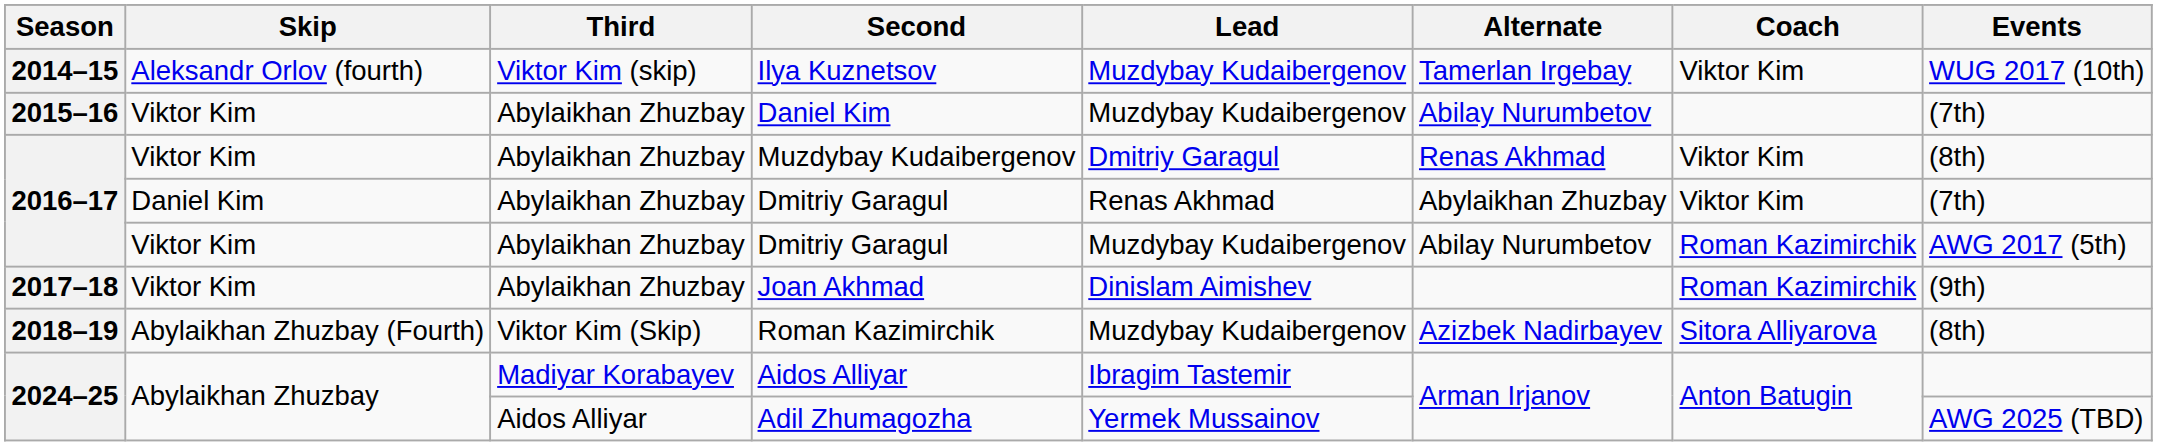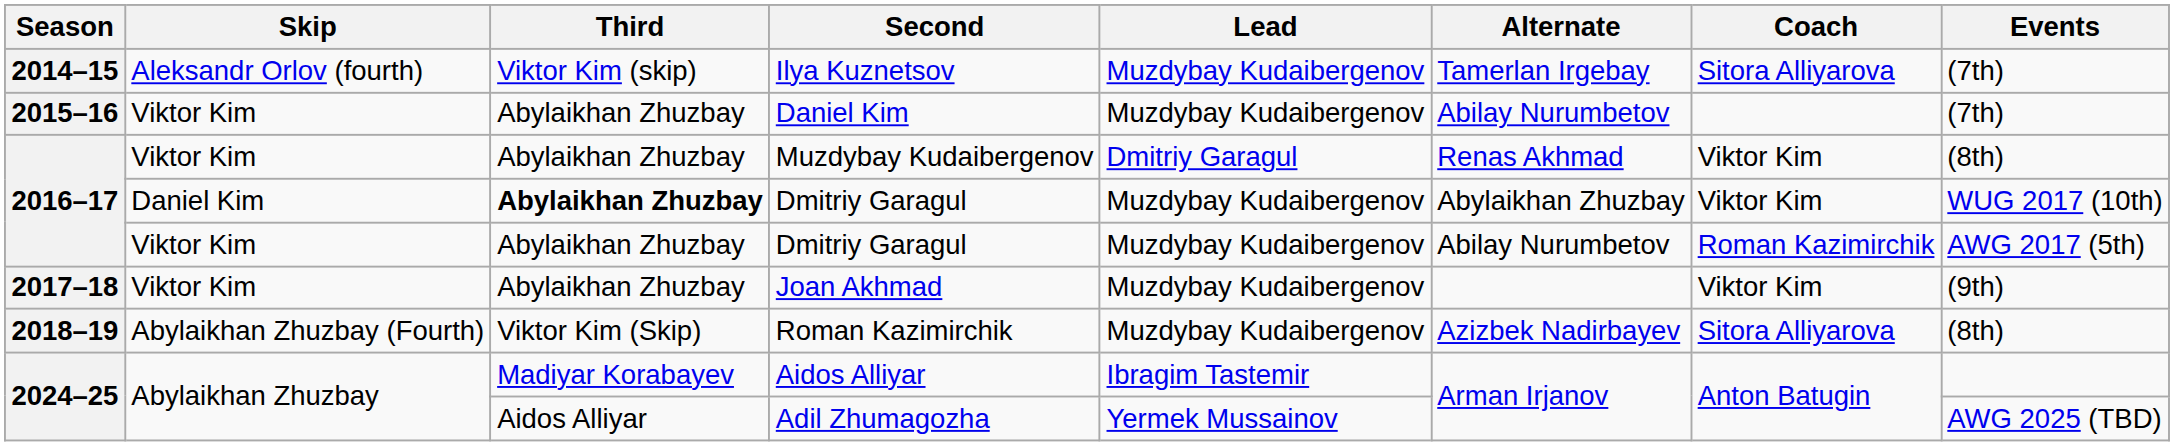(1742, 71) Viktor Kim -> (1796, 71) Sitora Alliyarova
(2037, 71) WUG 2017 (10th) -> (1976, 71) (7th)
(621, 201) normal -> (630, 201) bold
(1181, 201) Renas Akhmad -> (1265, 201) Muzdybay Kudaibergenov
(1957, 201) (7th) -> (2055, 201) WUG 2017 (10th)
(1200, 288) Dinislam Aimishev -> (1265, 288) Muzdybay Kudaibergenov
(1798, 288) Roman Kazimirchik -> (1760, 288) Viktor Kim
